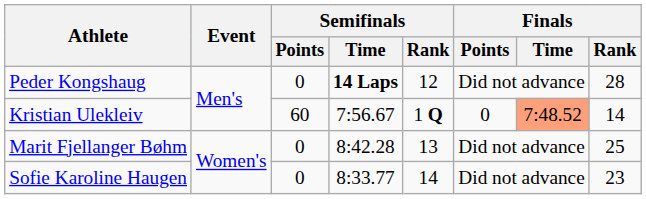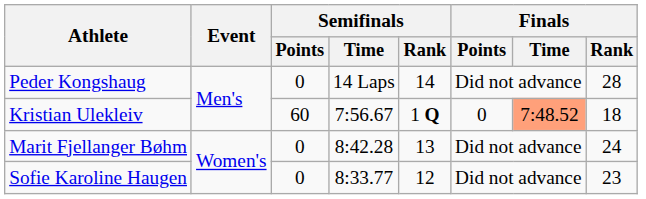(365, 82) bold -> (364, 82) normal
(428, 82) 12 -> (425, 82) 14
(615, 114) 14 -> (612, 114) 18
(615, 146) 25 -> (612, 146) 24
(428, 178) 14 -> (425, 178) 12
